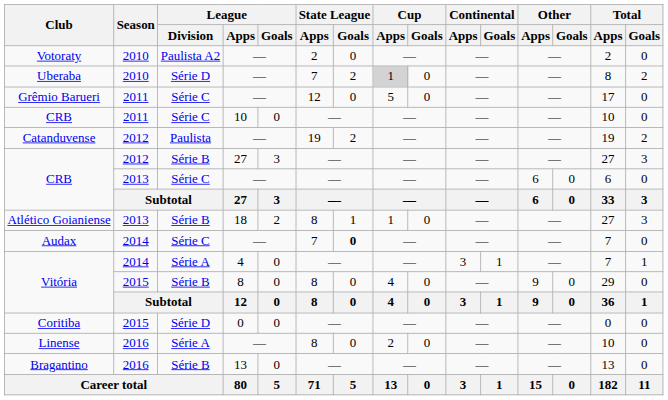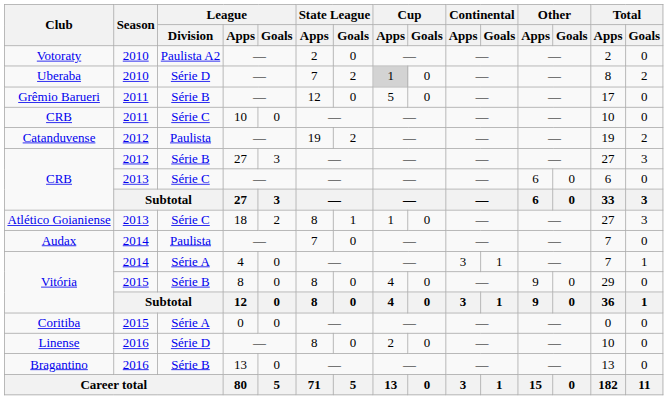(190, 96) Série C -> (190, 96) Série B
(190, 220) Série B -> (190, 220) Série C
(190, 240) Série C -> (190, 240) Paulista
(353, 240) bold -> (353, 240) normal
(191, 323) Série D -> (190, 323) Série A
(190, 343) Série A -> (191, 343) Série D
